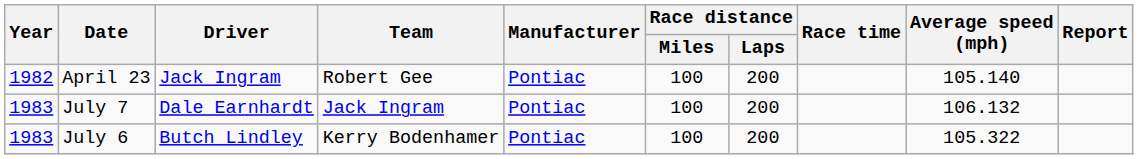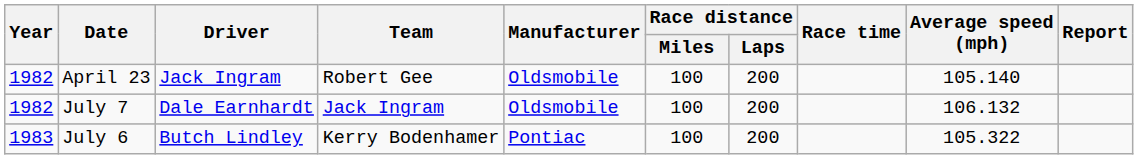(547, 79) Pontiac -> (563, 79) Oldsmobile
(31, 109) 1983 -> (31, 109) 1982
(547, 109) Pontiac -> (563, 109) Oldsmobile
